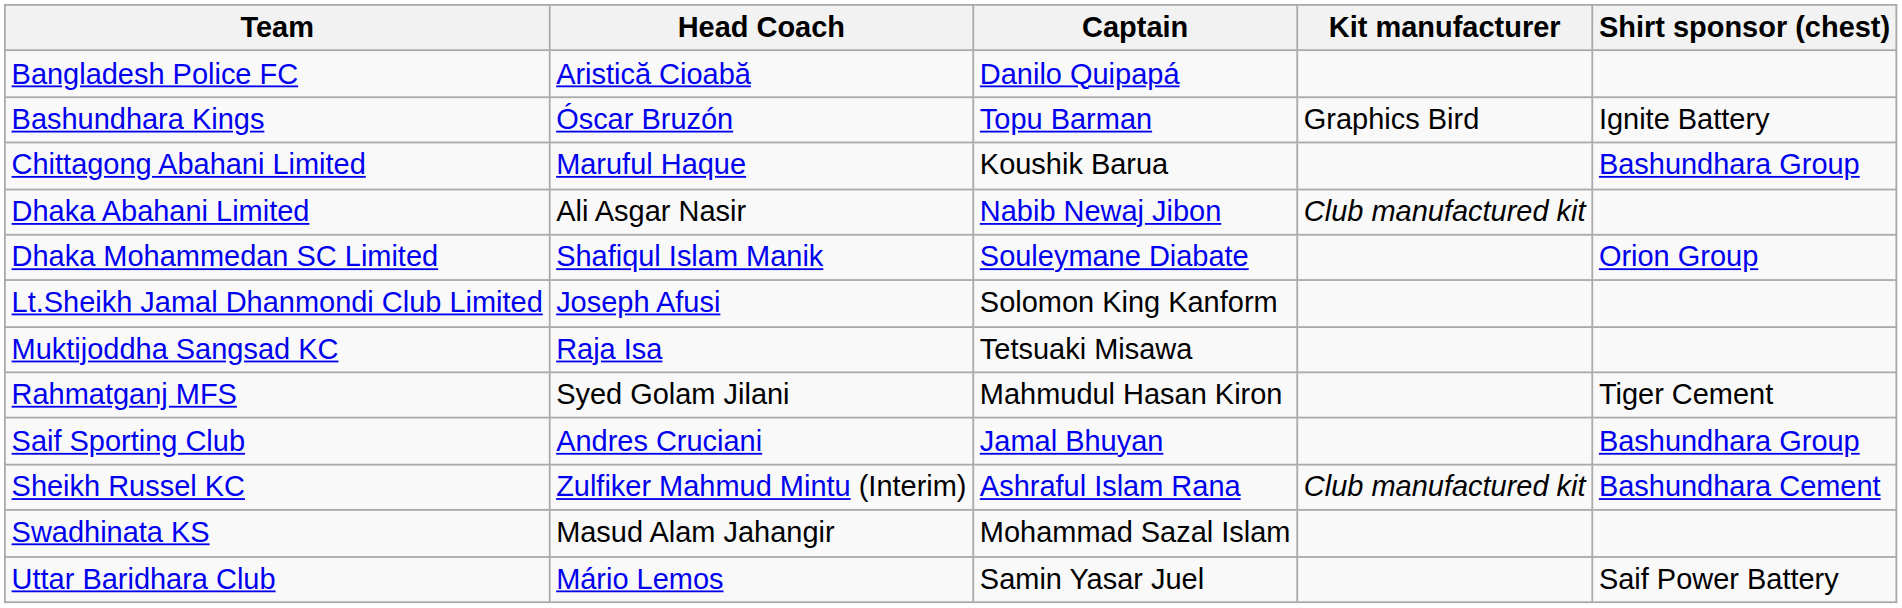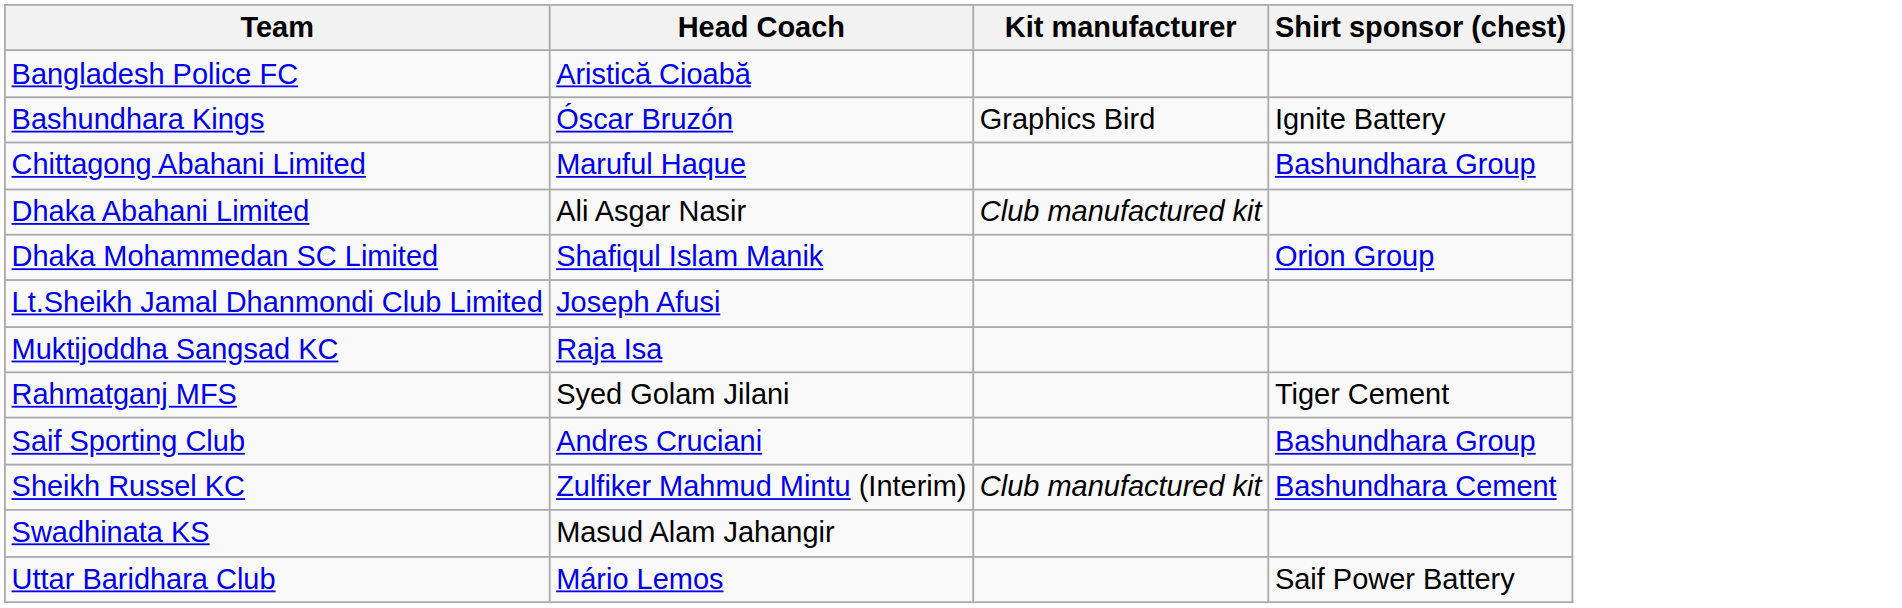- column: (1135, 27)
